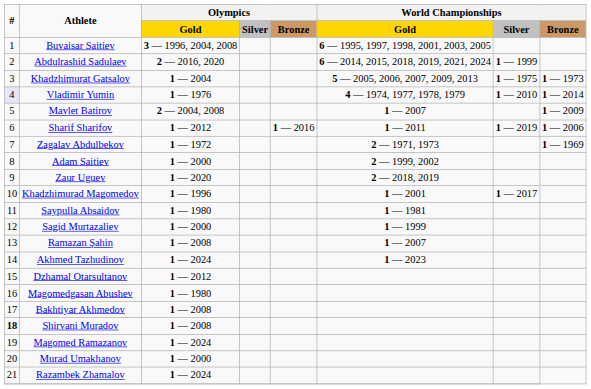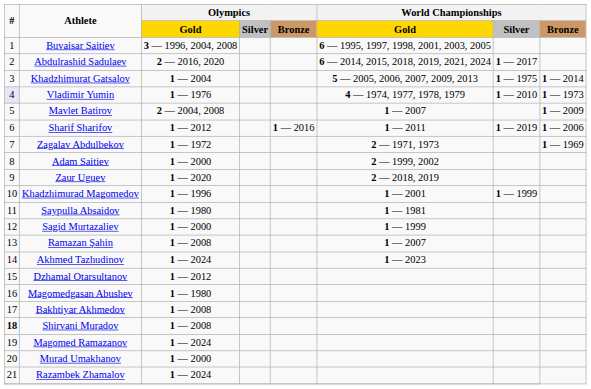(516, 62) 1 — 1999 -> (516, 62) 1 — 2017
(563, 78) 1 — 1973 -> (563, 78) 1 — 2014
(563, 95) 1 — 2014 -> (563, 95) 1 — 1973
(516, 194) 1 — 2017 -> (516, 194) 1 — 1999
